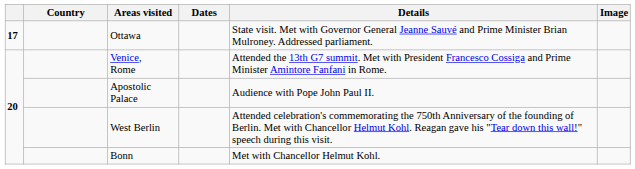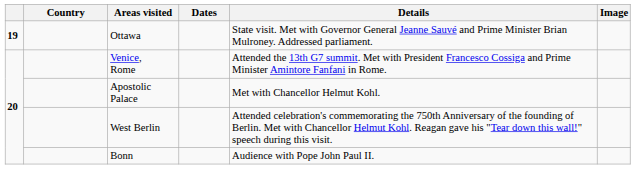(13, 35) 17 -> (13, 35) 19
(303, 92) Audience with Pope John Paul II. -> (306, 92) Met with Chancellor Helmut Kohl.
(306, 156) Met with Chancellor Helmut Kohl. -> (303, 156) Audience with Pope John Paul II.
